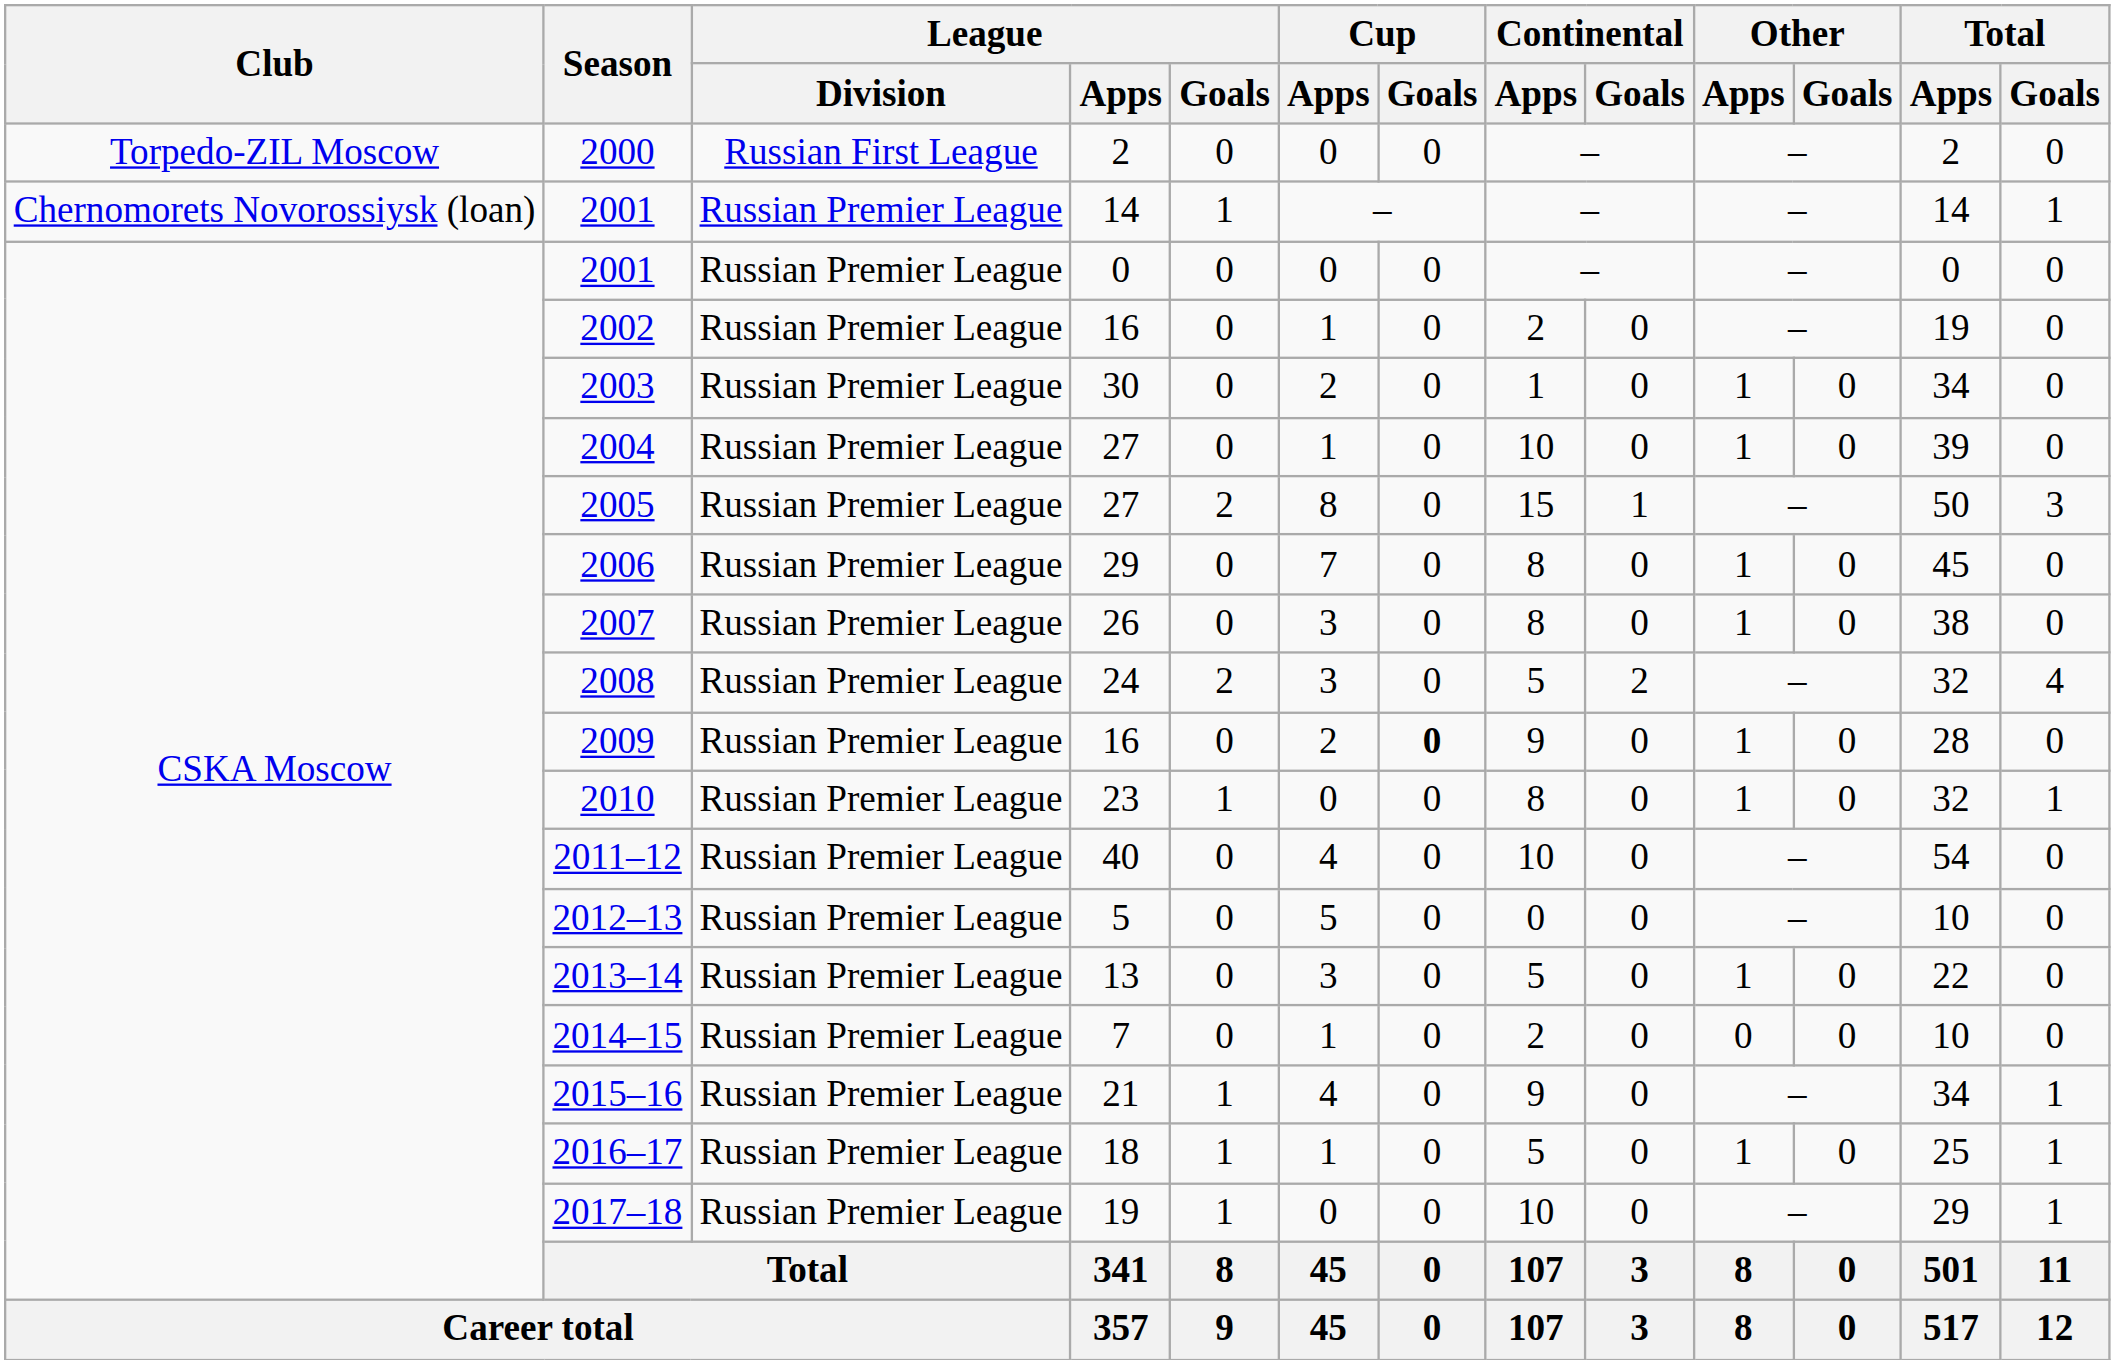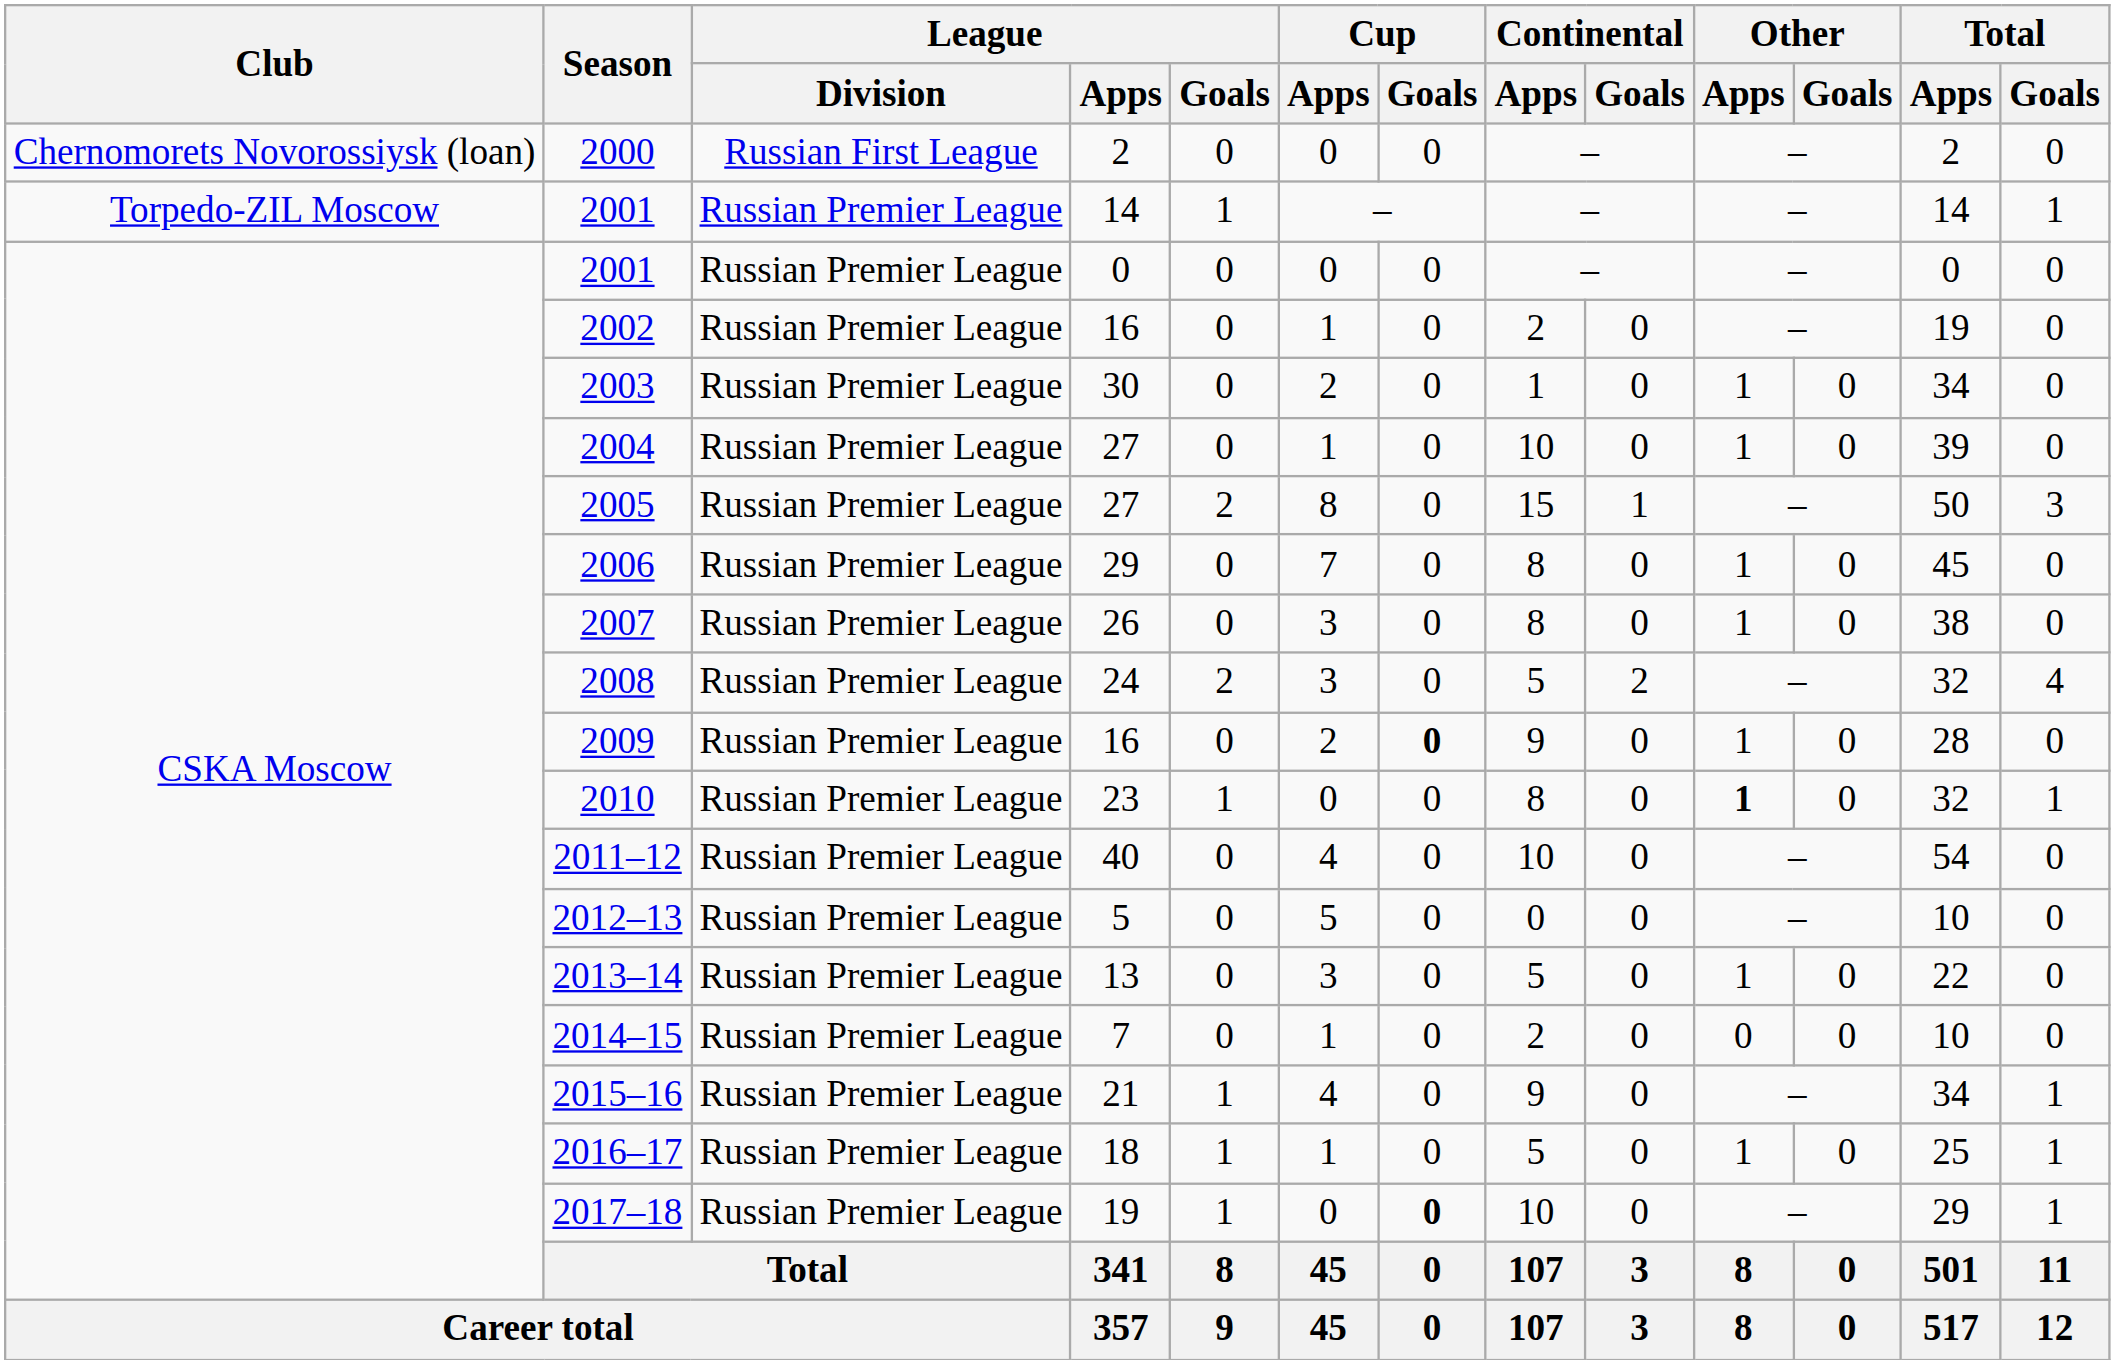(275, 151) Torpedo-ZIL Moscow -> (275, 151) Chernomorets Novorossiysk (loan)
(275, 210) Chernomorets Novorossiysk (loan) -> (275, 210) Torpedo-ZIL Moscow
(1743, 799) normal -> (1743, 799) bold
(1432, 1211) normal -> (1432, 1211) bold
